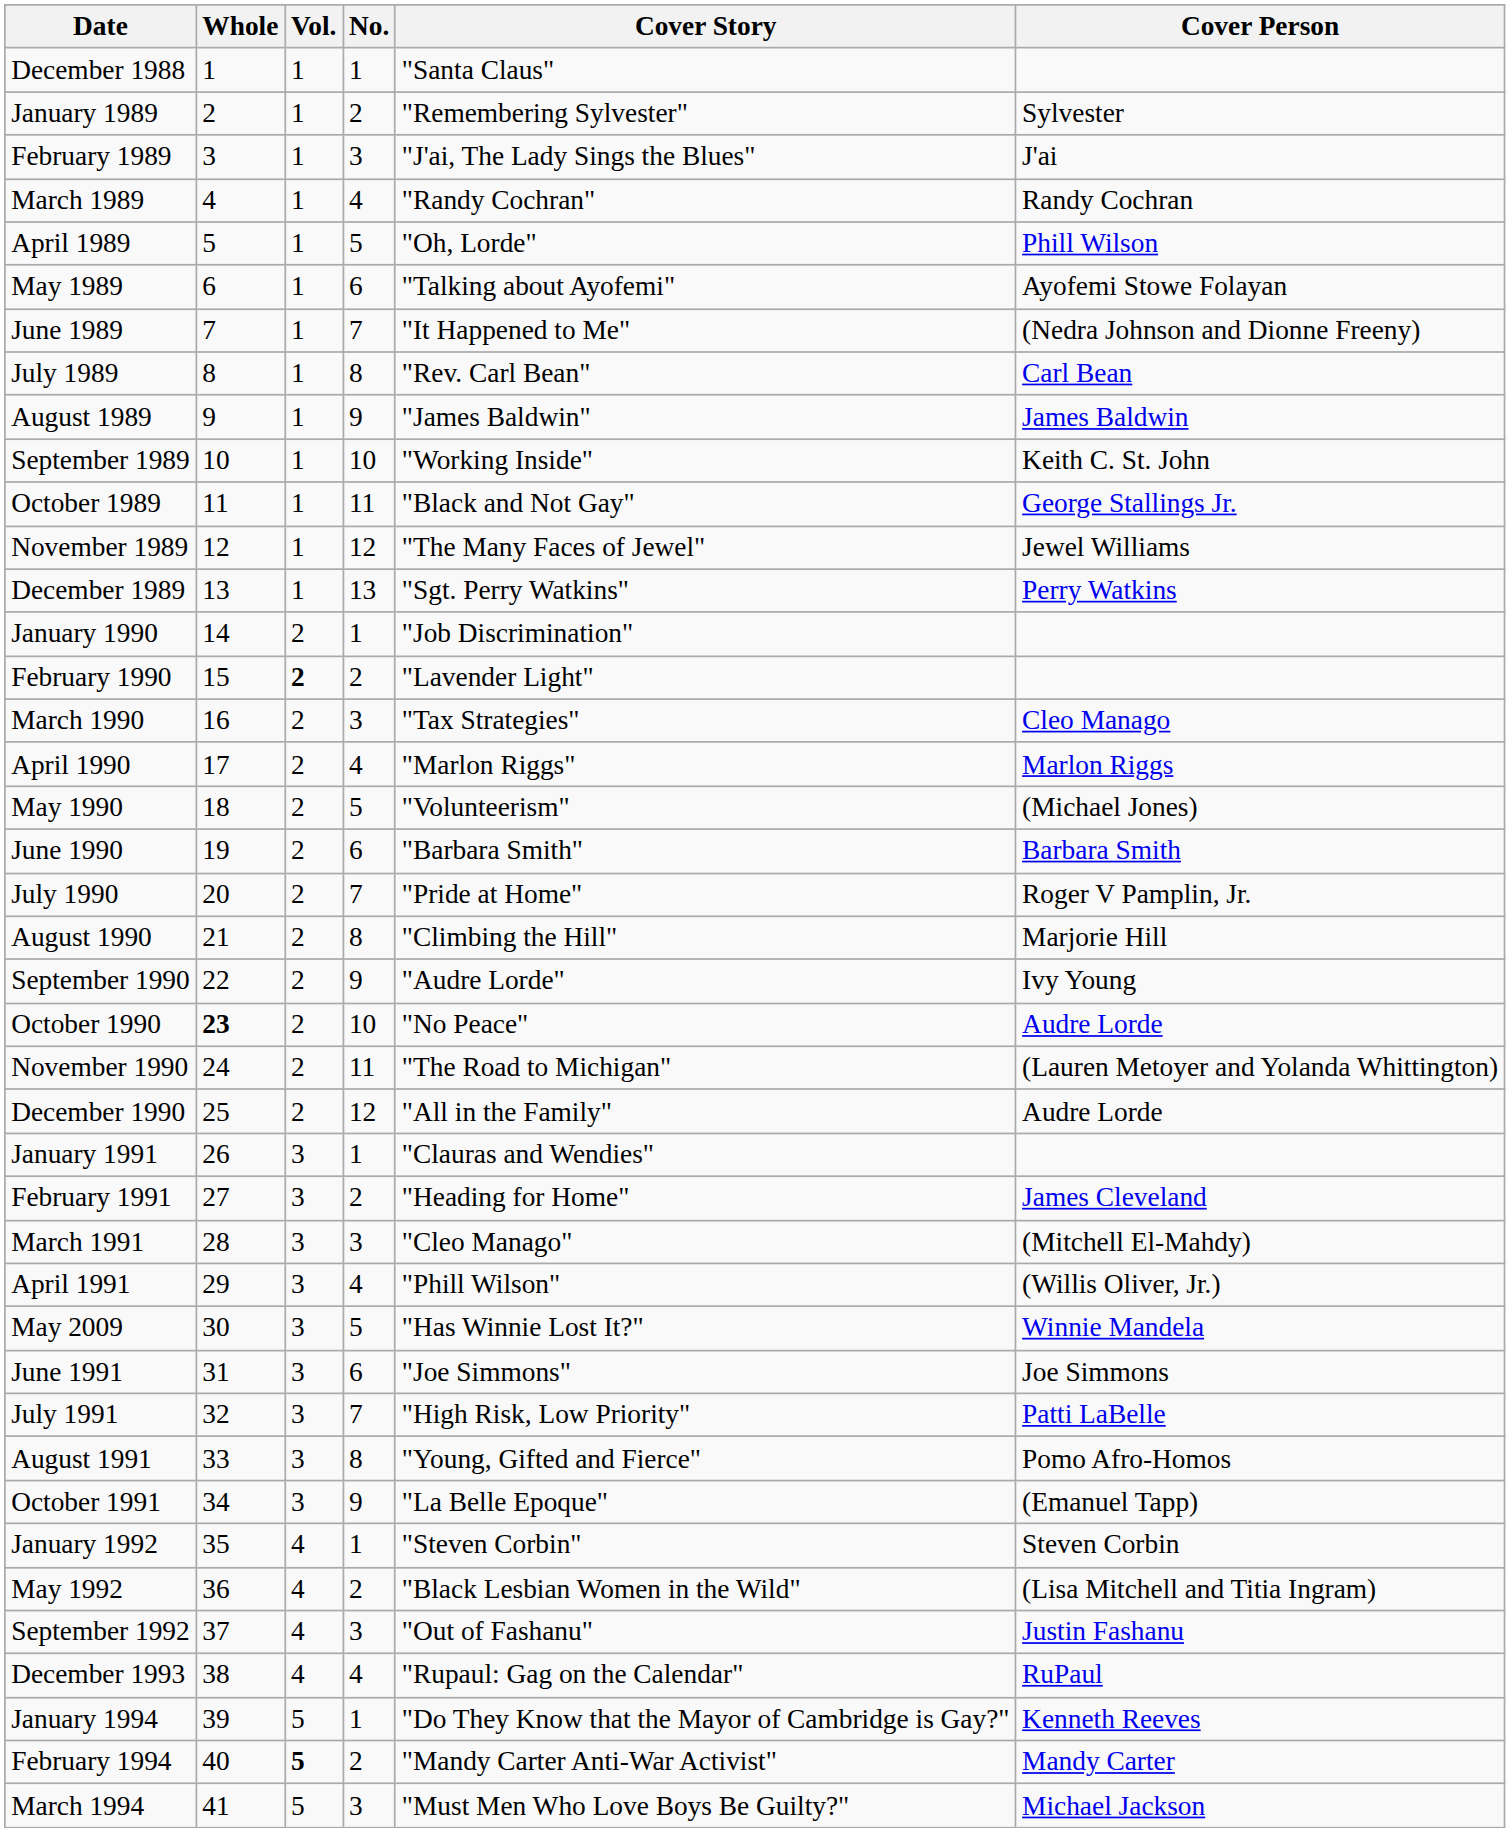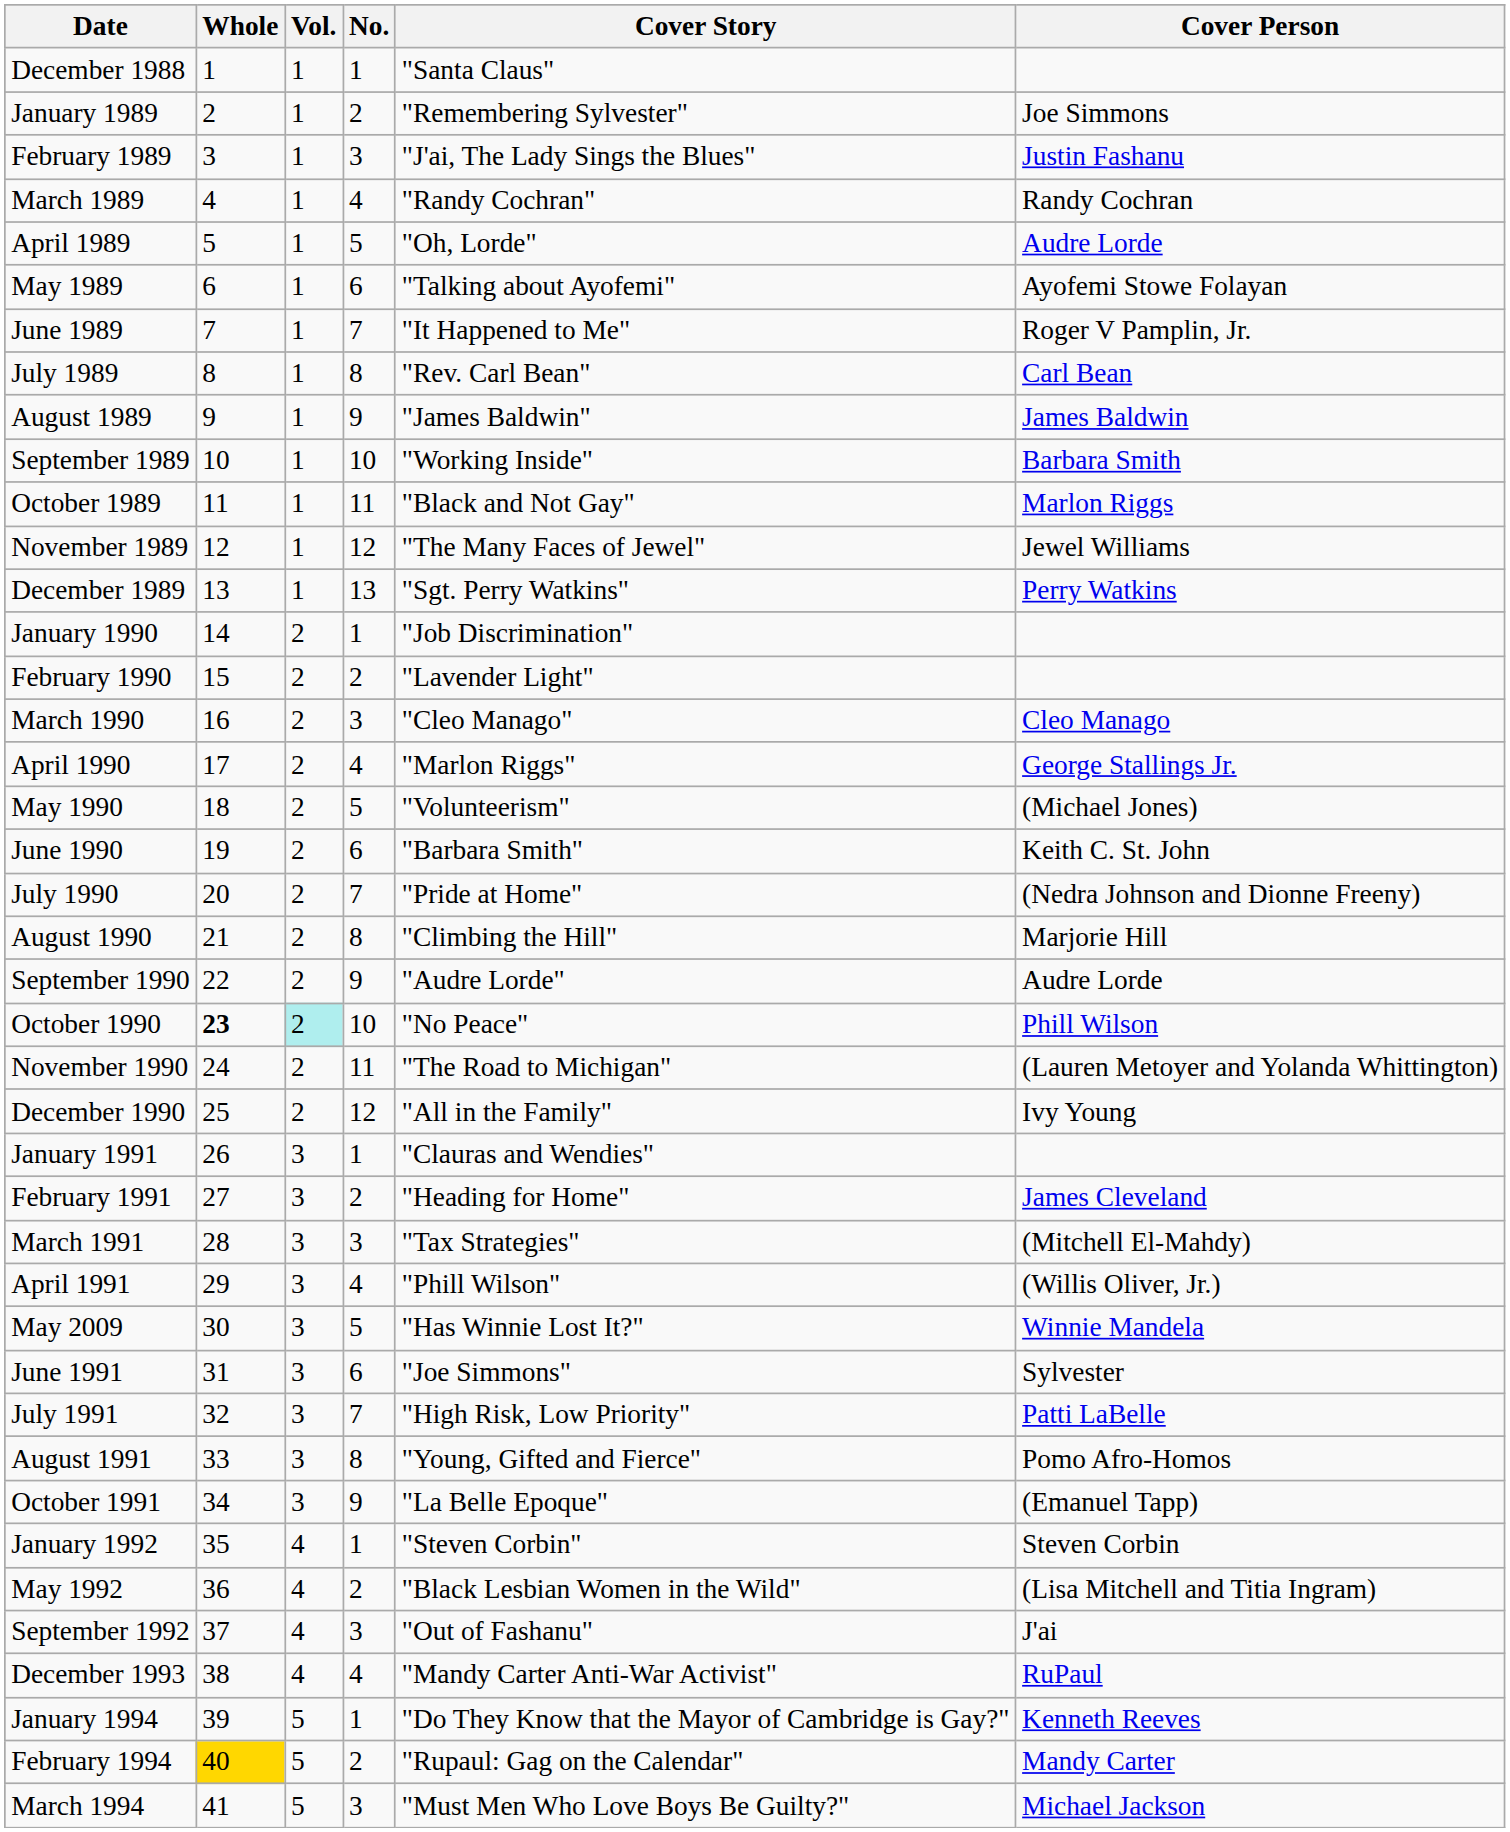(1073, 112) Sylvester -> (1095, 112) Joe Simmons
(1040, 156) J'ai -> (1103, 156) Justin Fashanu
(1090, 243) Phill Wilson -> (1092, 243) Audre Lorde
(1221, 329) (Nedra Johnson and Dionne Freeny) -> (1137, 329) Roger V Pamplin, Jr.
(1116, 460) Keith C. St. John -> (1102, 460) Barbara Smith
(1129, 503) George Stallings Jr. -> (1098, 503) Marlon Riggs
(298, 677) bold -> (298, 677) normal
(491, 720) "Tax Strategies" -> (487, 720) "Cleo Manago"
(1098, 763) Marlon Riggs -> (1129, 763) George Stallings Jr.
(1102, 850) Barbara Smith -> (1116, 850) Keith C. St. John
(1137, 894) Roger V Pamplin, Jr. -> (1221, 894) (Nedra Johnson and Dionne Freeny)
(1079, 980) Ivy Young -> (1092, 980) Audre Lorde
(298, 1024) no background -> (298, 1024) paleturquoise background
(1092, 1024) Audre Lorde -> (1090, 1024) Phill Wilson
(1092, 1110) Audre Lorde -> (1079, 1110) Ivy Young
(487, 1241) "Cleo Manago" -> (491, 1241) "Tax Strategies"
(1095, 1371) Joe Simmons -> (1073, 1371) Sylvester
(1103, 1631) Justin Fashanu -> (1040, 1631) J'ai
(573, 1675) "Rupaul: Gag on the Calendar" -> (589, 1675) "Mandy Carter Anti-War Activist"
(216, 1761) no background -> (216, 1761) gold background
(298, 1761) bold -> (298, 1761) normal
(589, 1761) "Mandy Carter Anti-War Activist" -> (573, 1761) "Rupaul: Gag on the Calendar"
